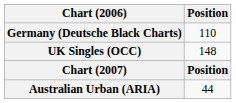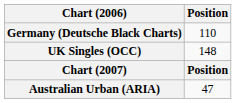(208, 88) 44 -> (208, 88) 47
